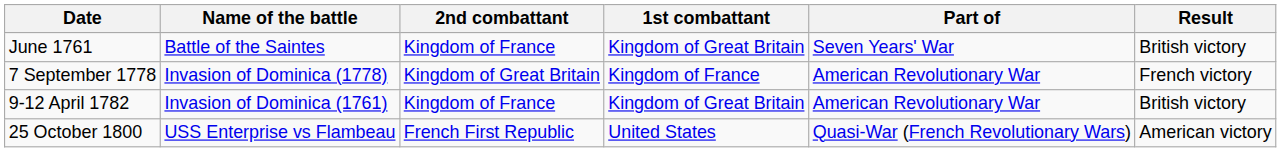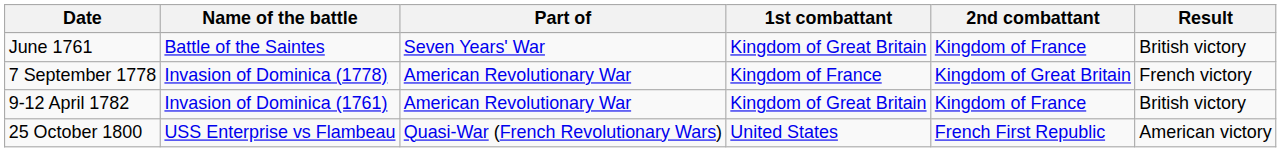columns swapped: (972, 18) <-> (502, 18)
